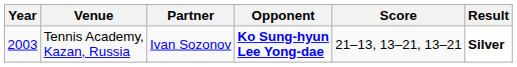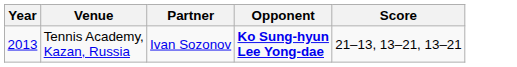- column: (488, 15)
(22, 44) 2003 -> (22, 44) 2013
